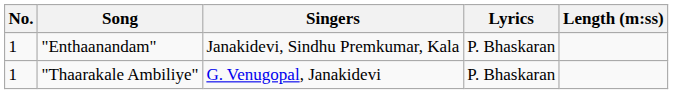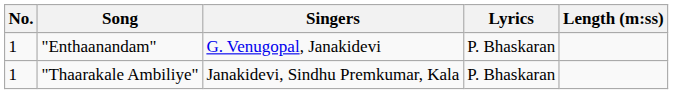(333, 46) Janakidevi, Sindhu Premkumar, Kala -> (294, 46) G. Venugopal, Janakidevi
(294, 74) G. Venugopal, Janakidevi -> (333, 74) Janakidevi, Sindhu Premkumar, Kala
